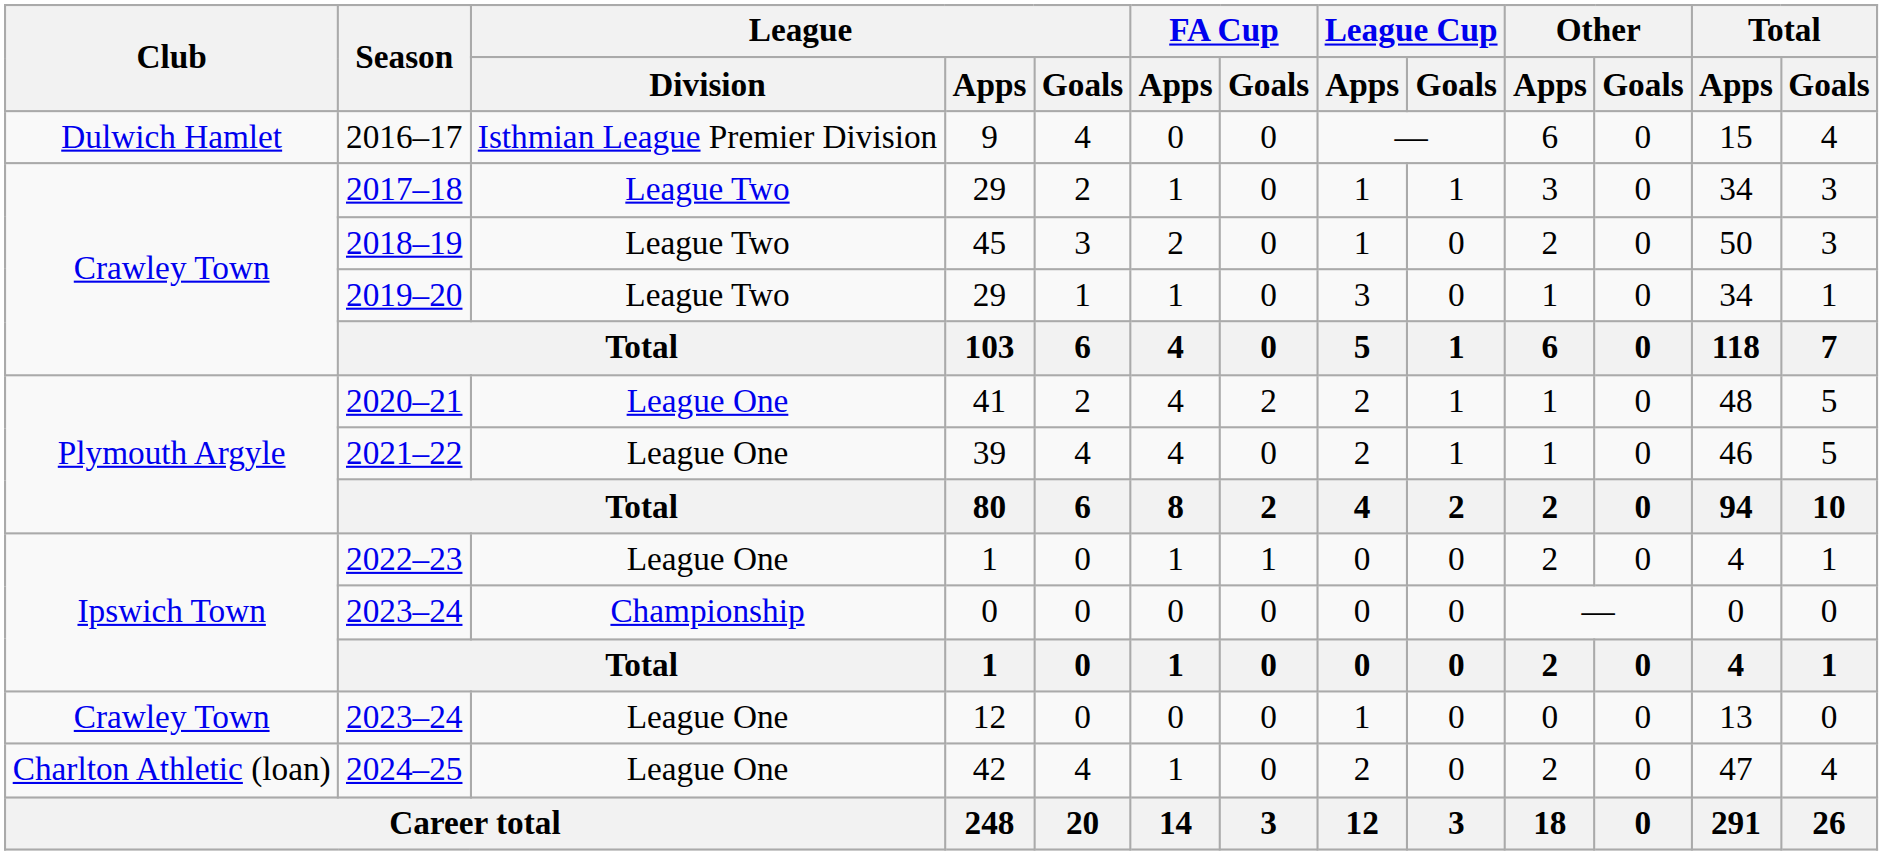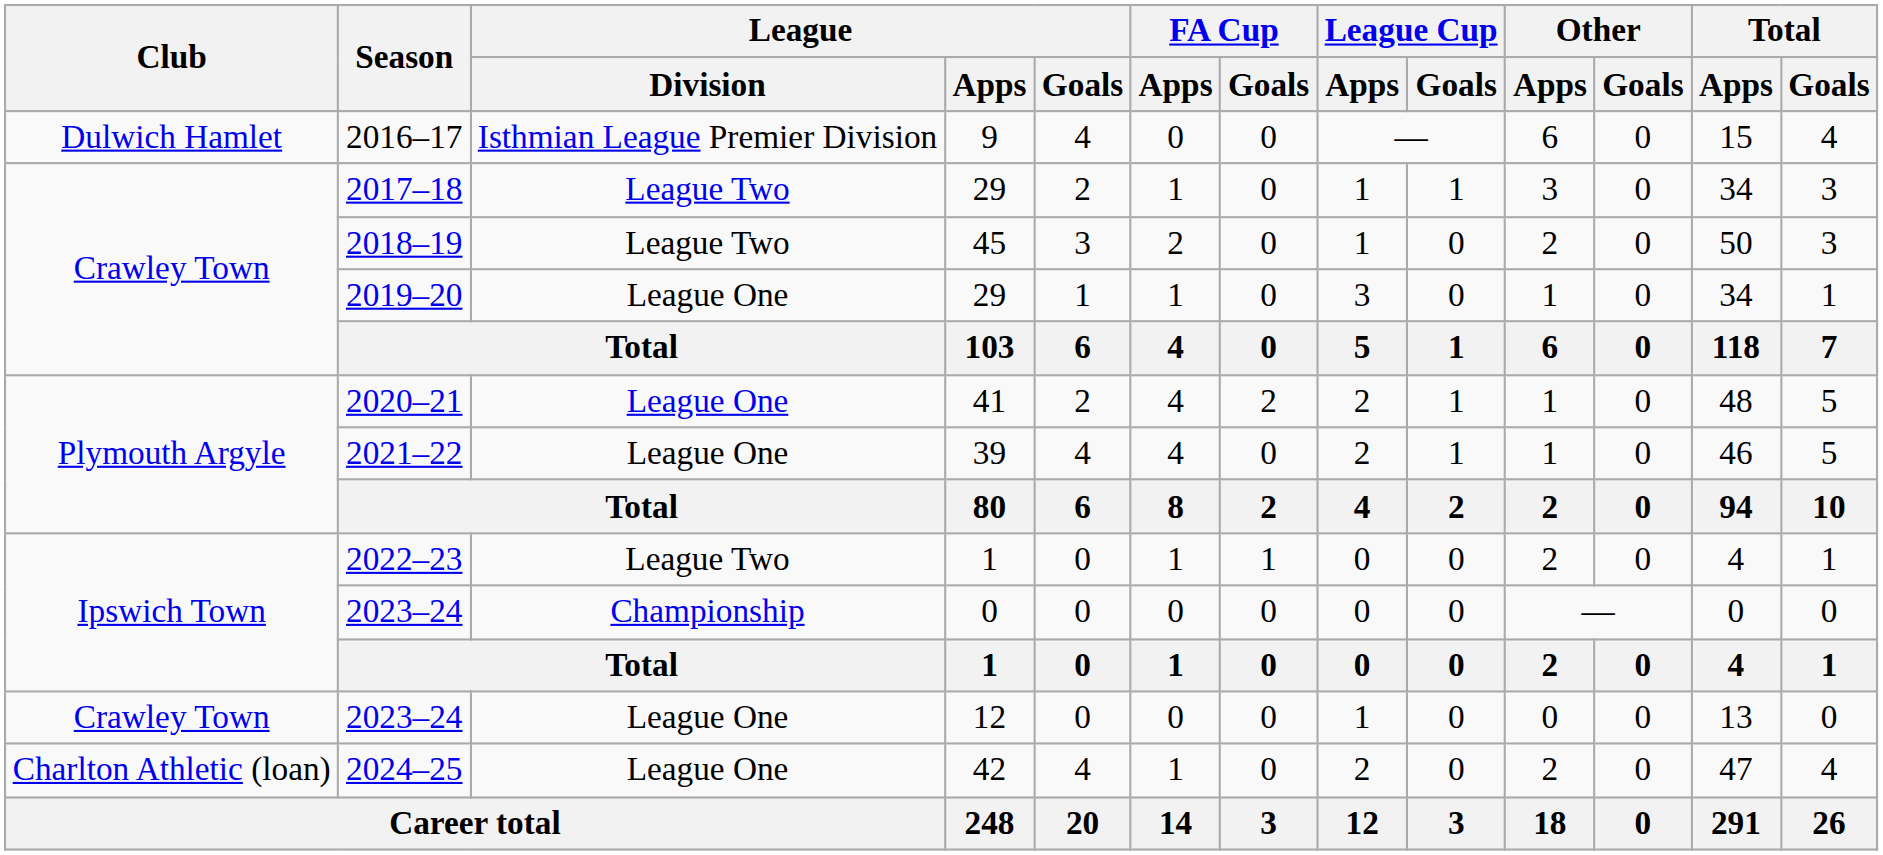(707, 294) League Two -> (707, 294) League One
(707, 558) League One -> (707, 558) League Two
